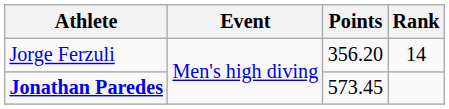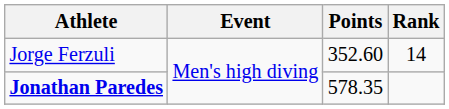(355, 54) 356.20 -> (355, 54) 352.60
(355, 88) 573.45 -> (355, 88) 578.35
